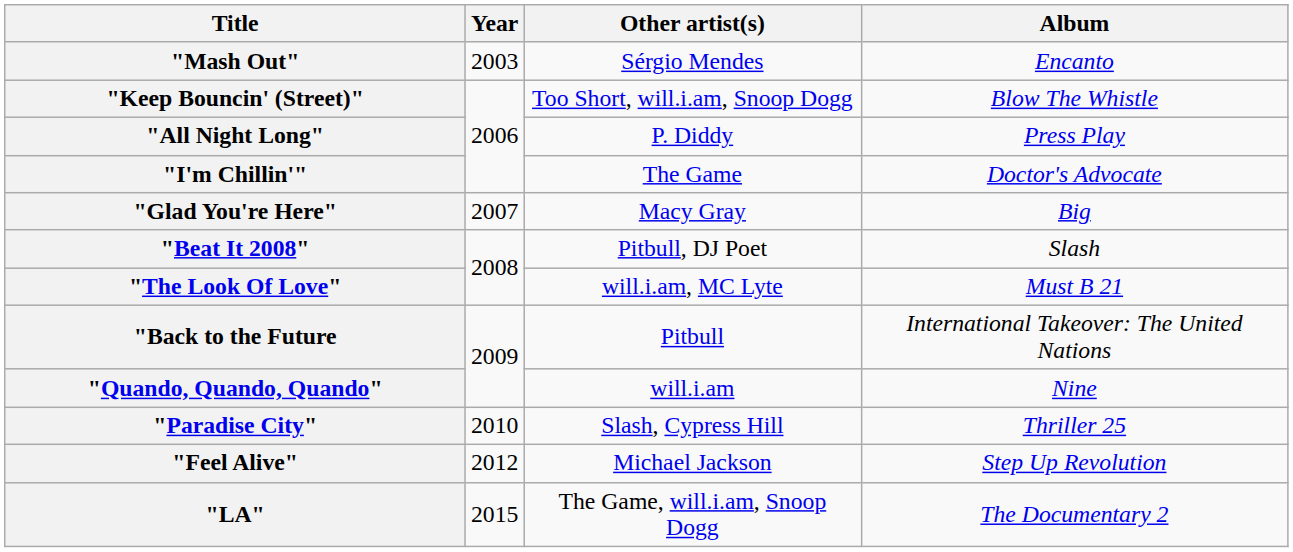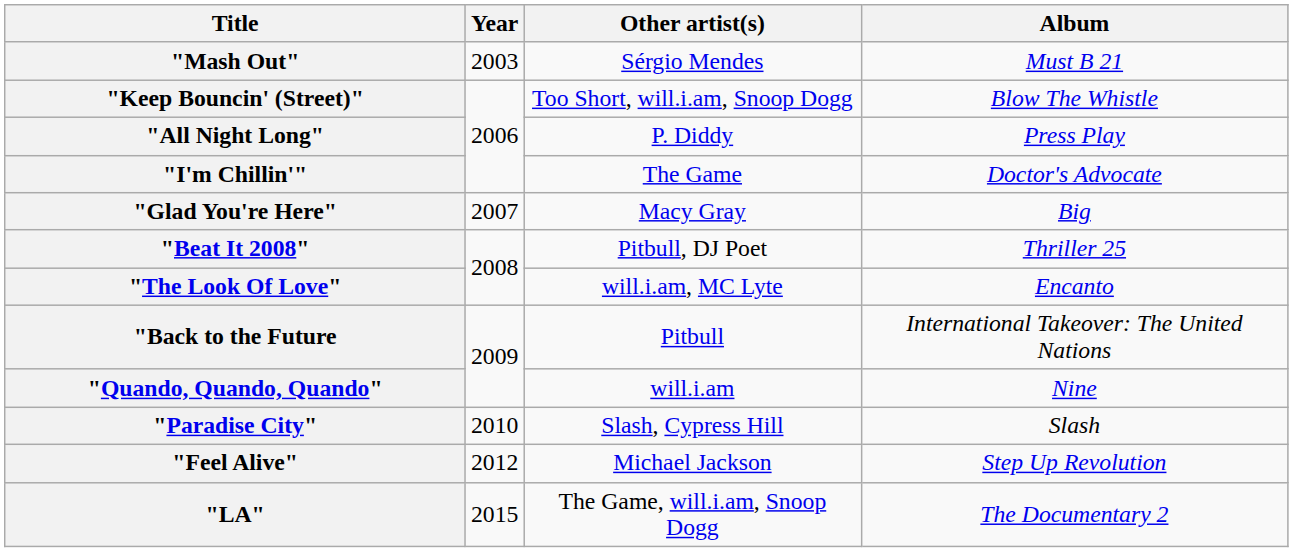(1074, 60) Encanto -> (1074, 60) Must B 21
(1074, 248) Slash -> (1074, 248) Thriller 25
(1074, 286) Must B 21 -> (1074, 286) Encanto
(1074, 425) Thriller 25 -> (1074, 425) Slash
